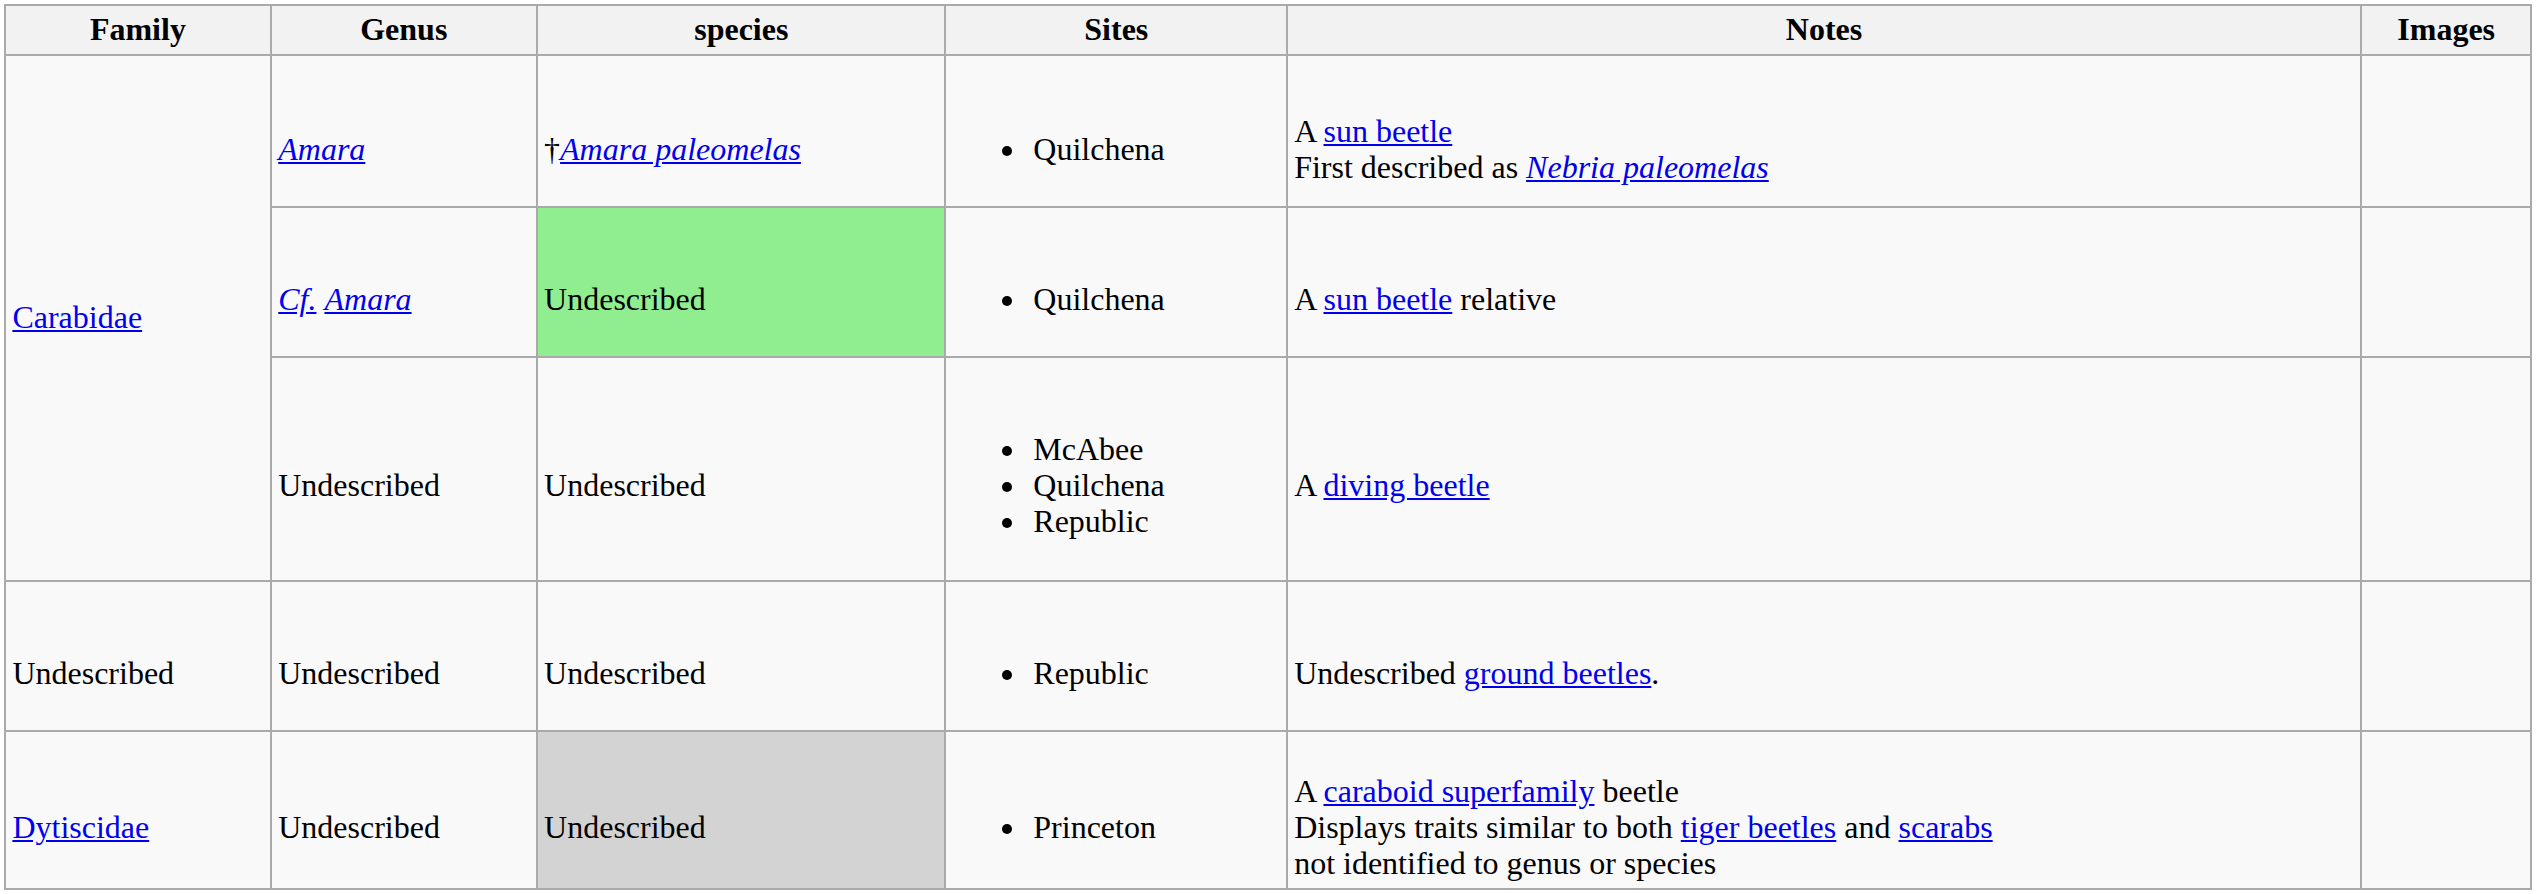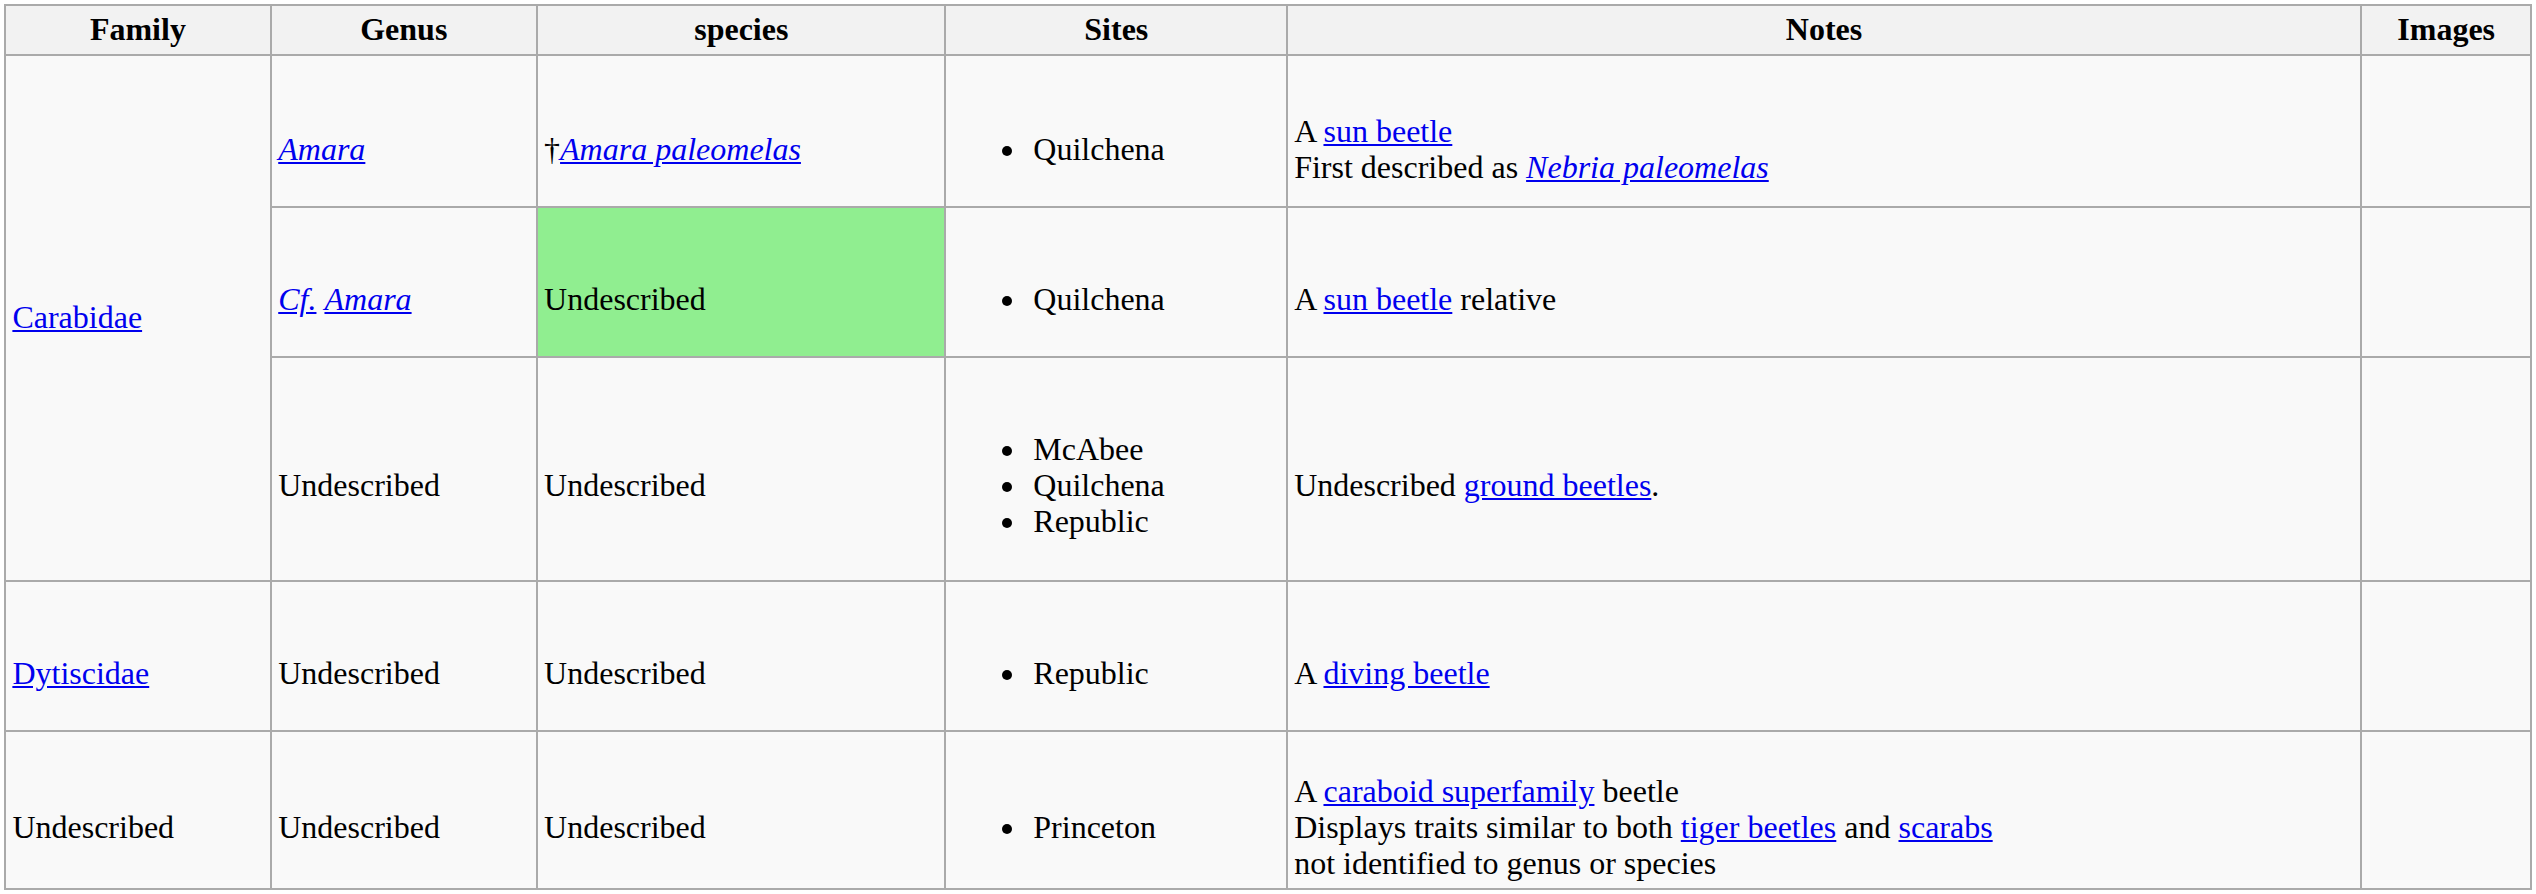(1392, 486) A diving beetle -> (1477, 486) Undescribed ground beetles.
(93, 672) Undescribed -> (81, 672) Dytiscidae
(1477, 672) Undescribed ground beetles. -> (1392, 672) A diving beetle
(81, 827) Dytiscidae -> (93, 827) Undescribed
(625, 827) lightgrey background -> (625, 827) no background
